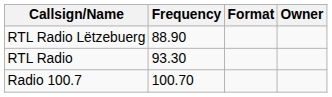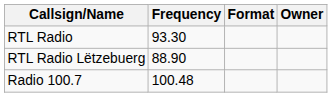rows swapped: (76, 37) <-> (40, 59)
(173, 80) 100.70 -> (173, 80) 100.48
